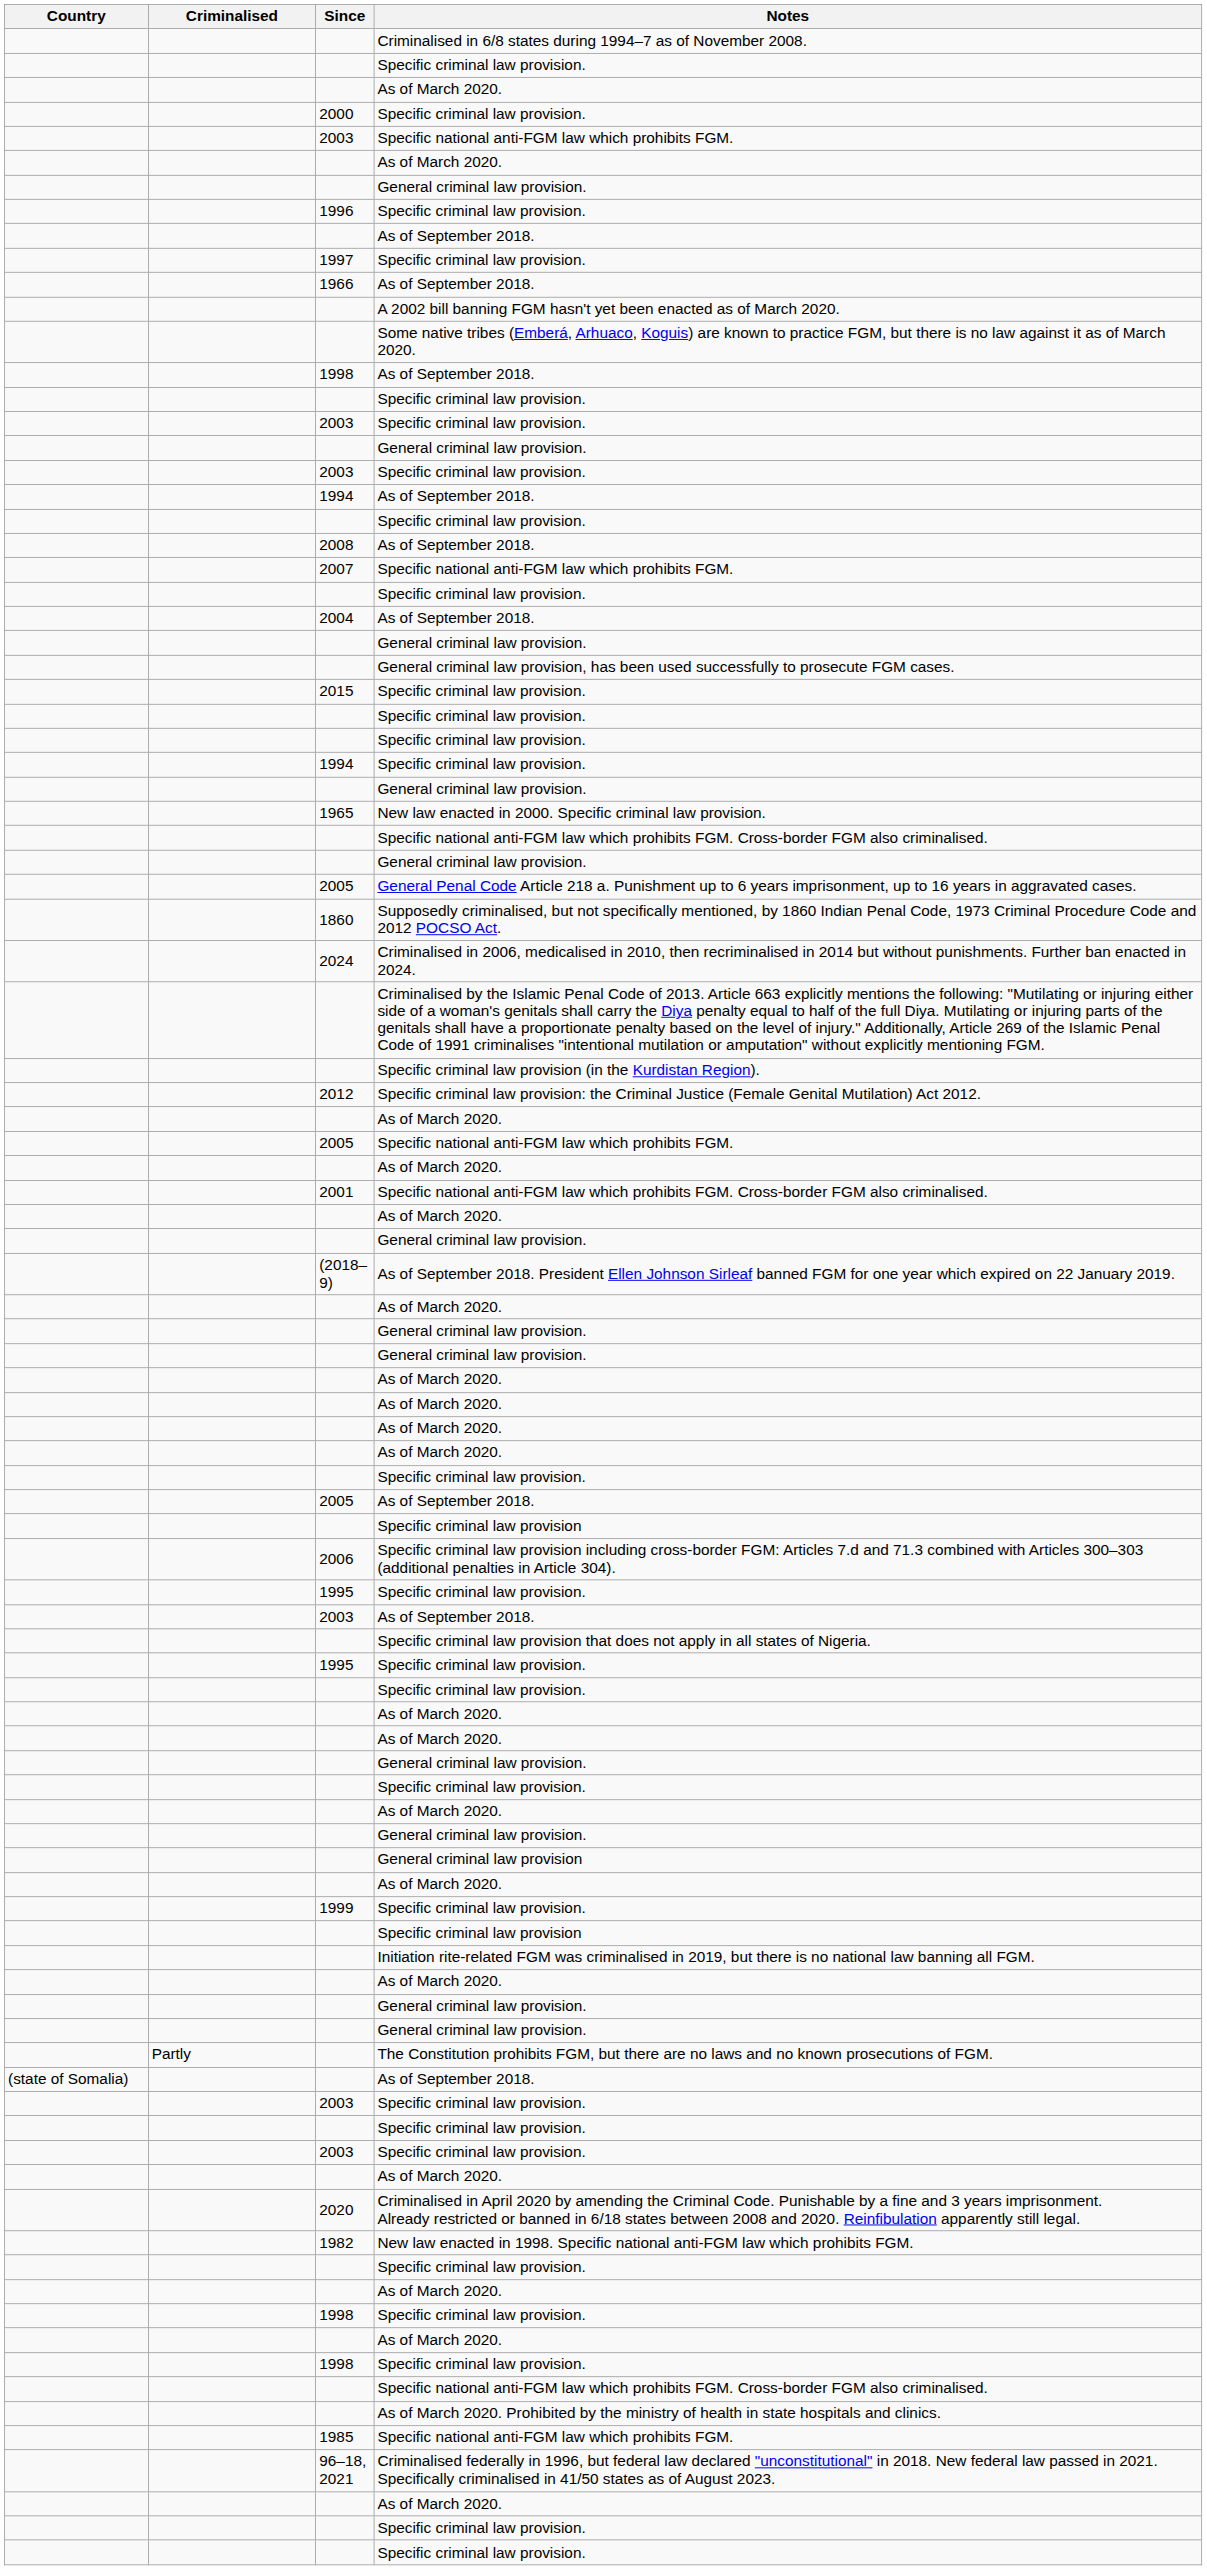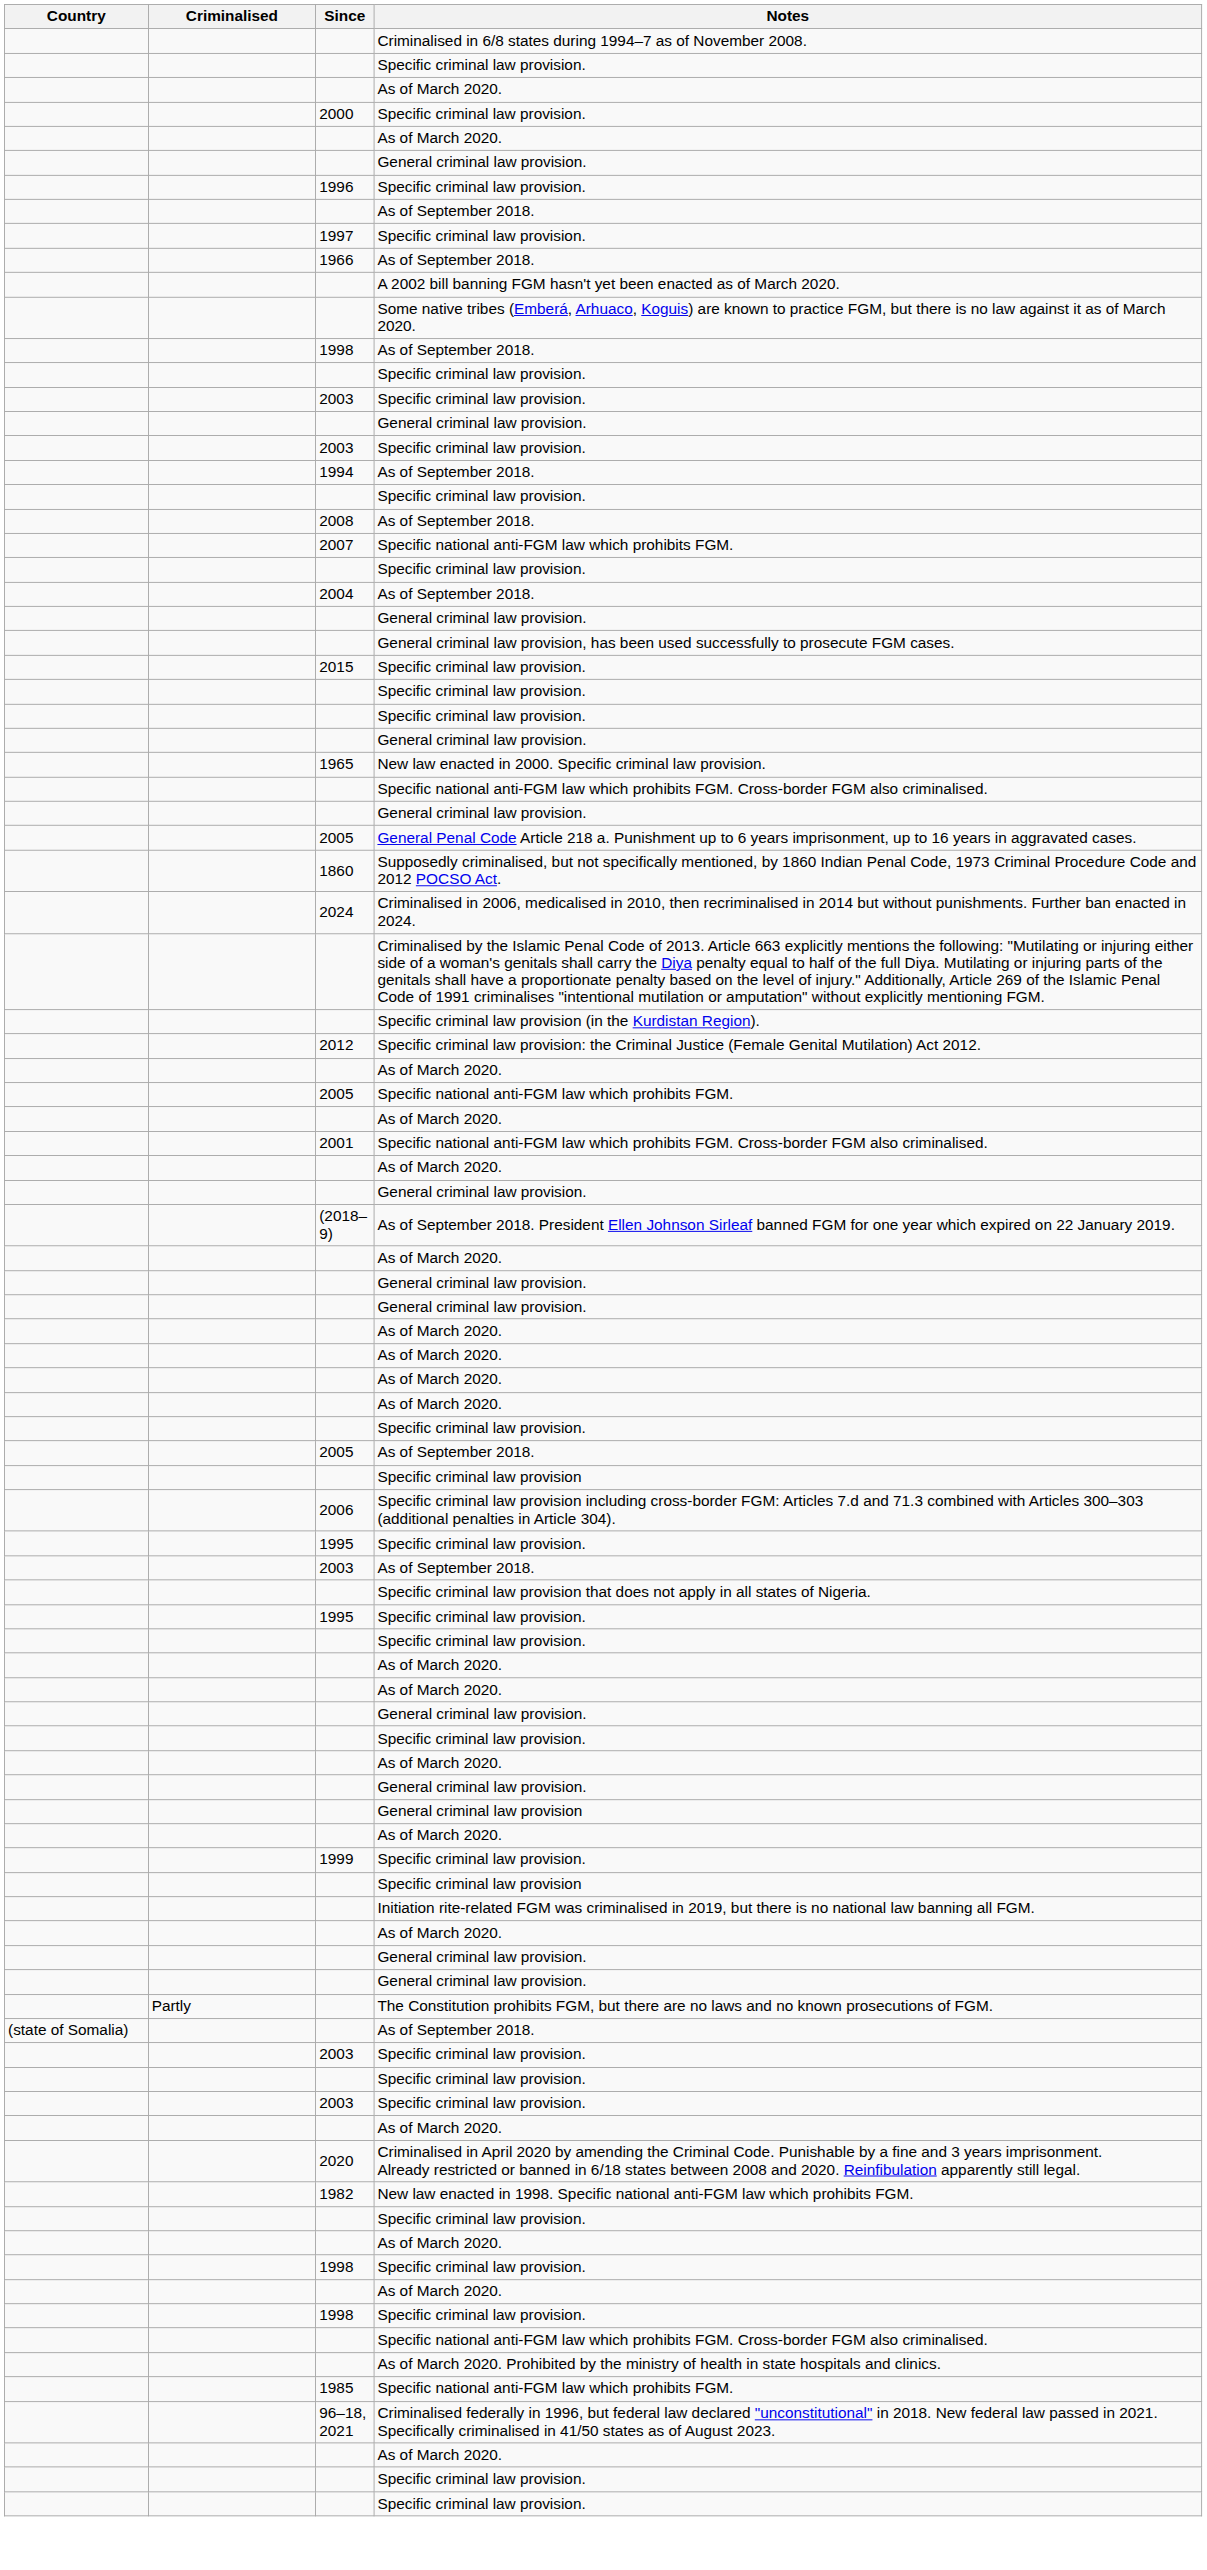- row: (336, 138)
- row: (336, 764)
